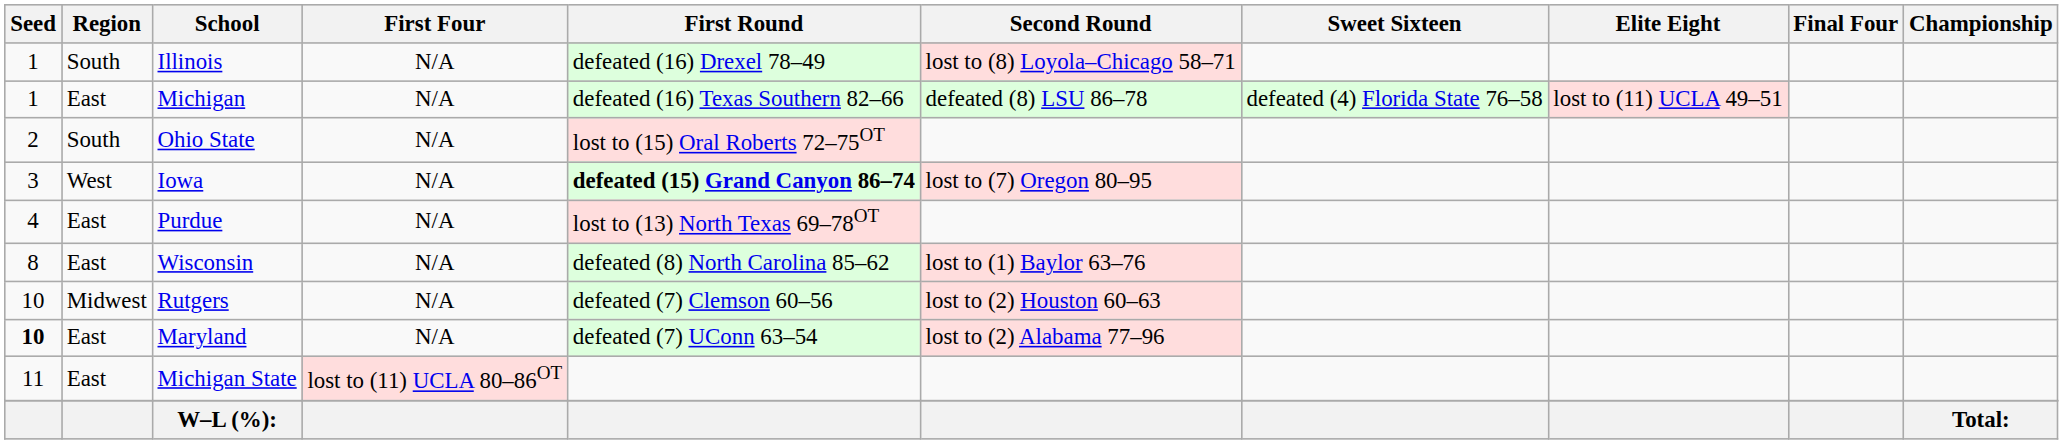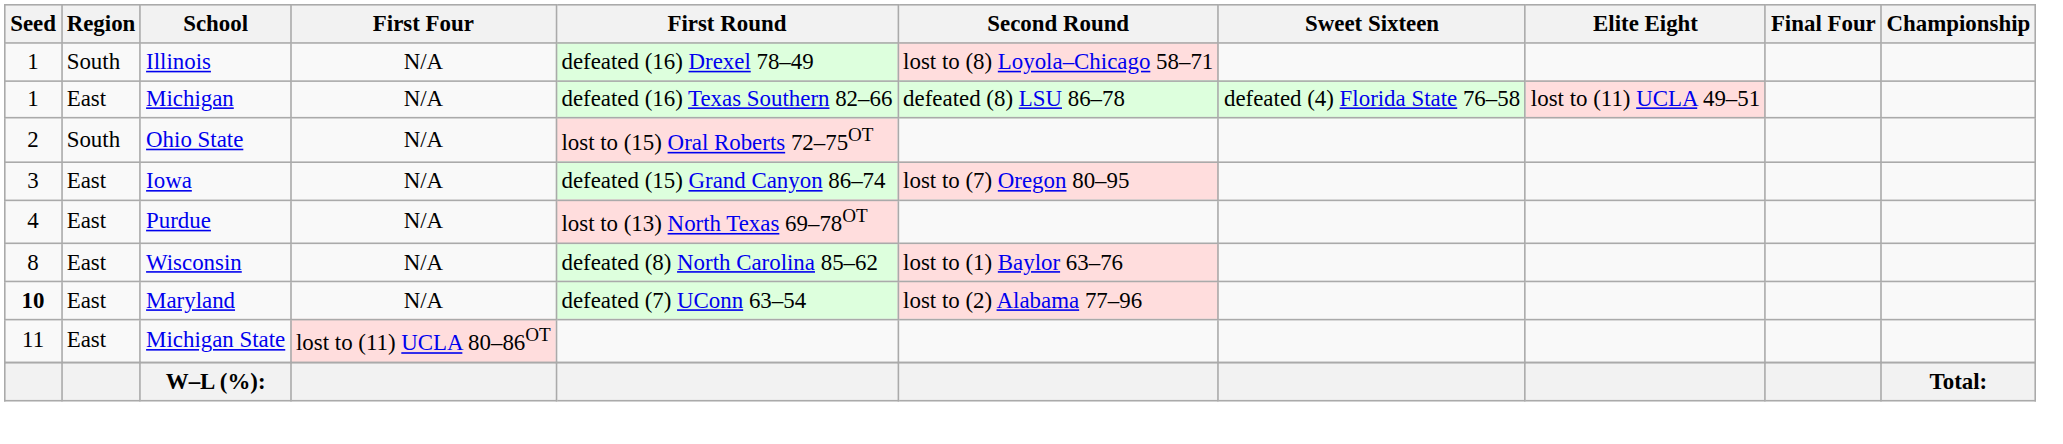(89, 180) West -> (86, 180) East
(744, 180) bold -> (723, 180) normal
- row: (193, 300)
